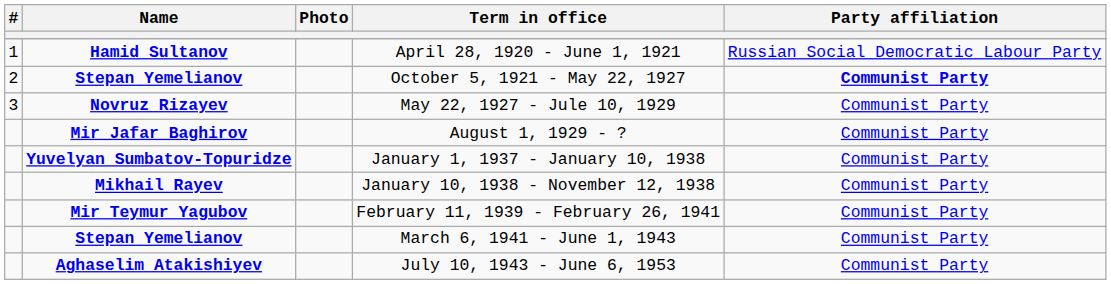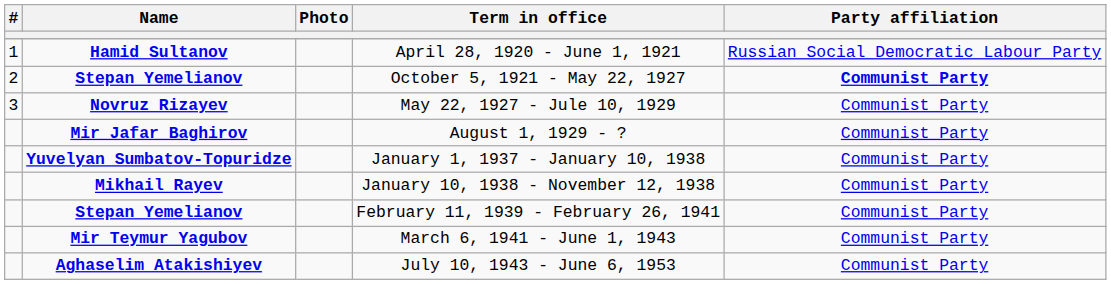(159, 213) Mir Teymur Yagubov -> (159, 213) Stepan Yemelianov
(159, 239) Stepan Yemelianov -> (159, 239) Mir Teymur Yagubov
